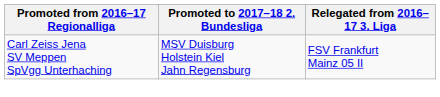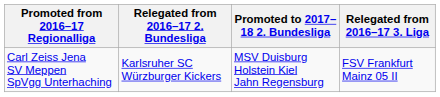+ column: (175, 26)
